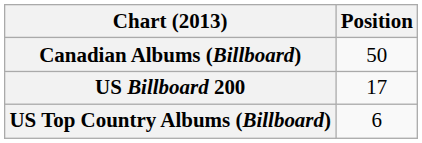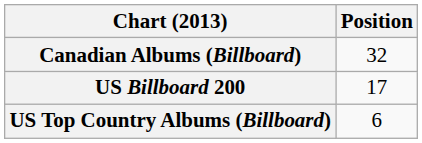(377, 54) 50 -> (377, 54) 32
